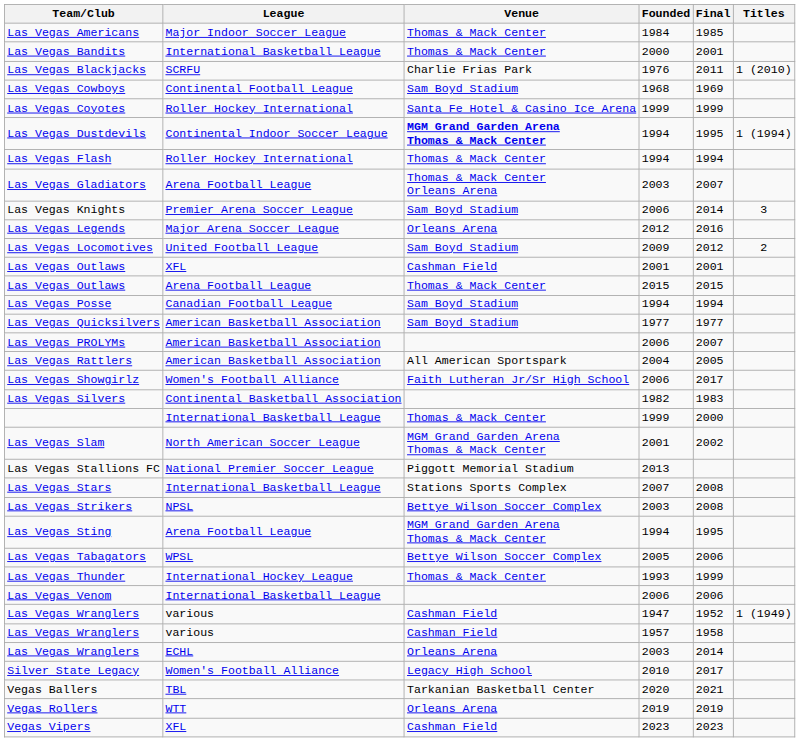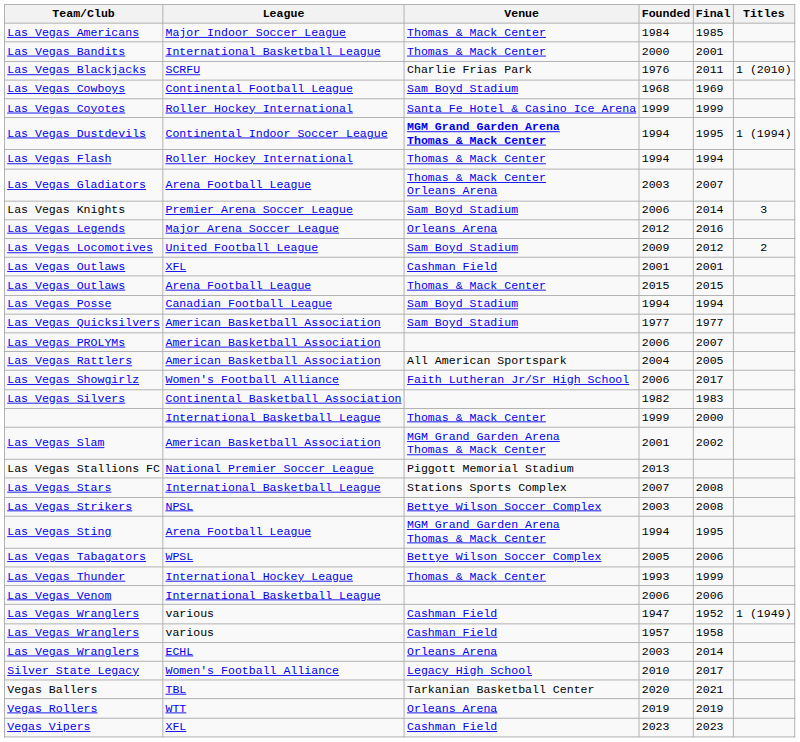(263, 443) North American Soccer League -> (273, 443) American Basketball Association
